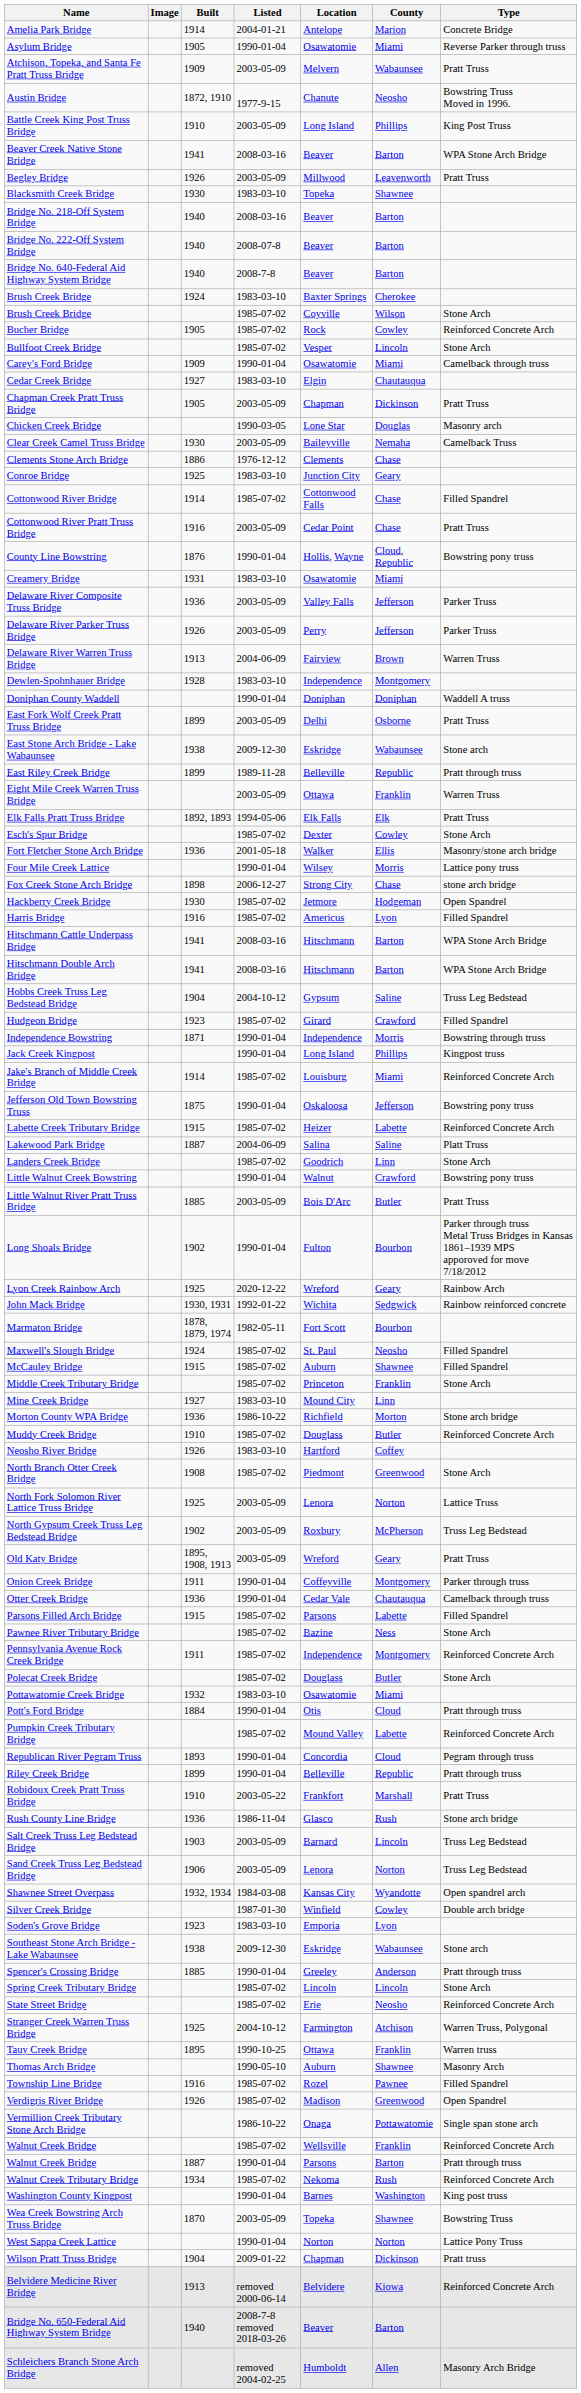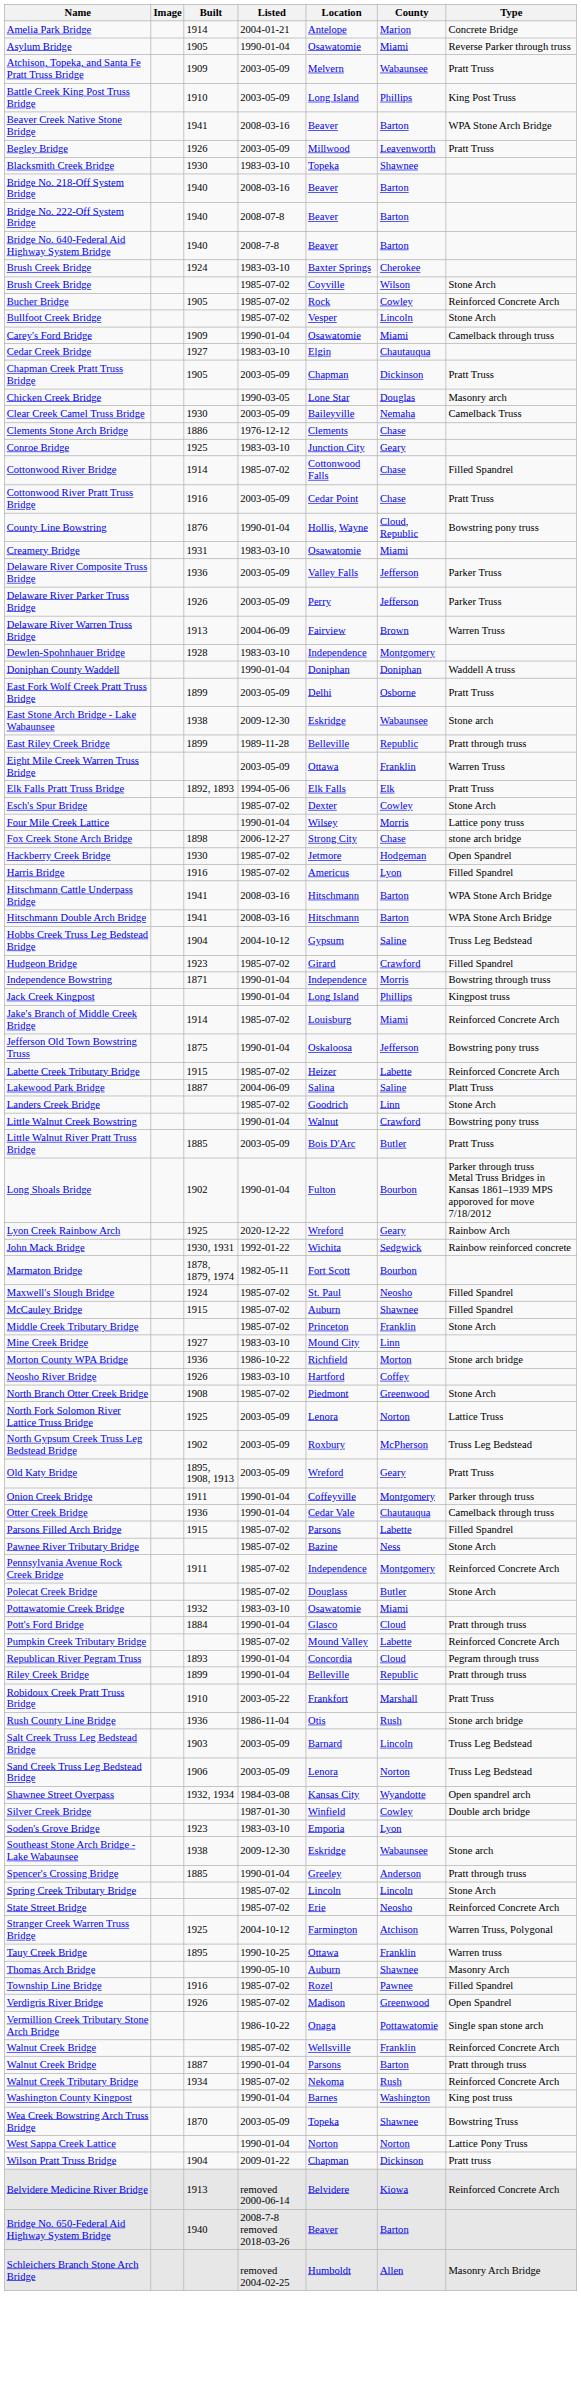- row: (37, 97)
- row: (75, 851)
- row: (52, 1434)
(312, 1711) Otis -> (323, 1625) Glasco
(318, 1818) Glasco -> (317, 1720) Otis
